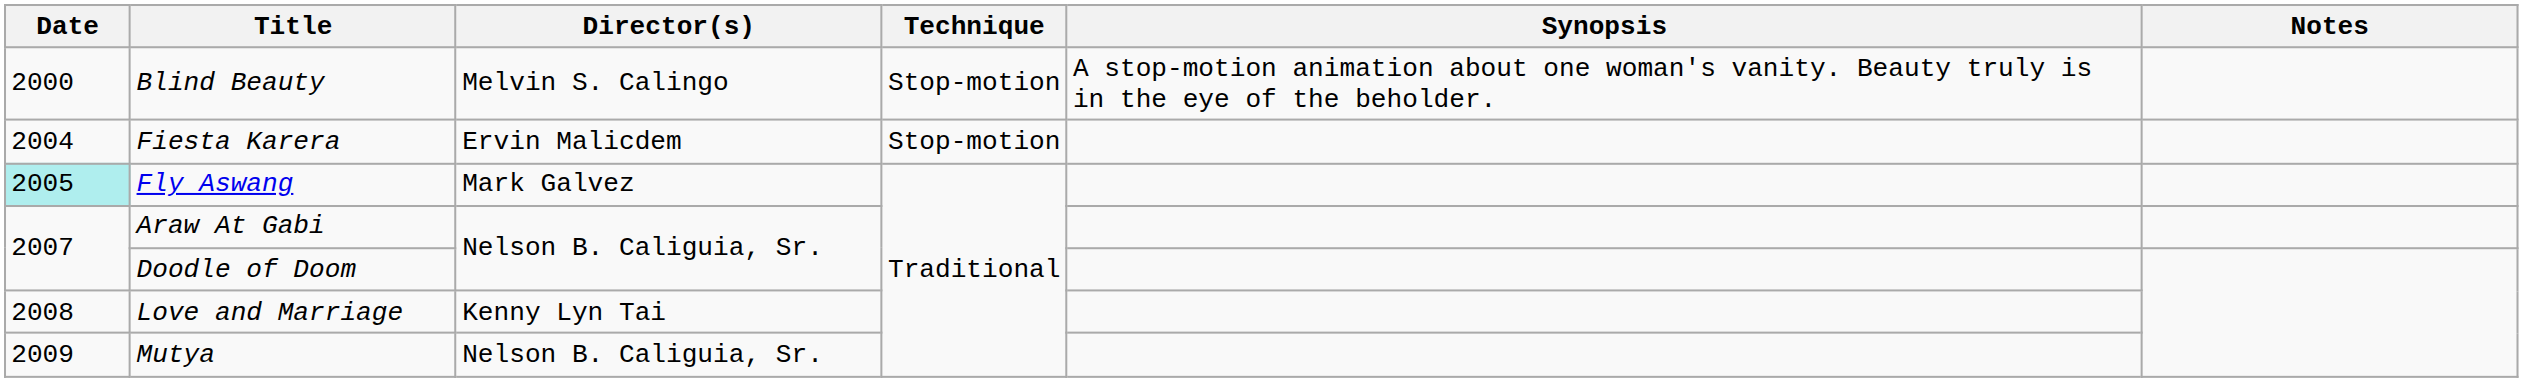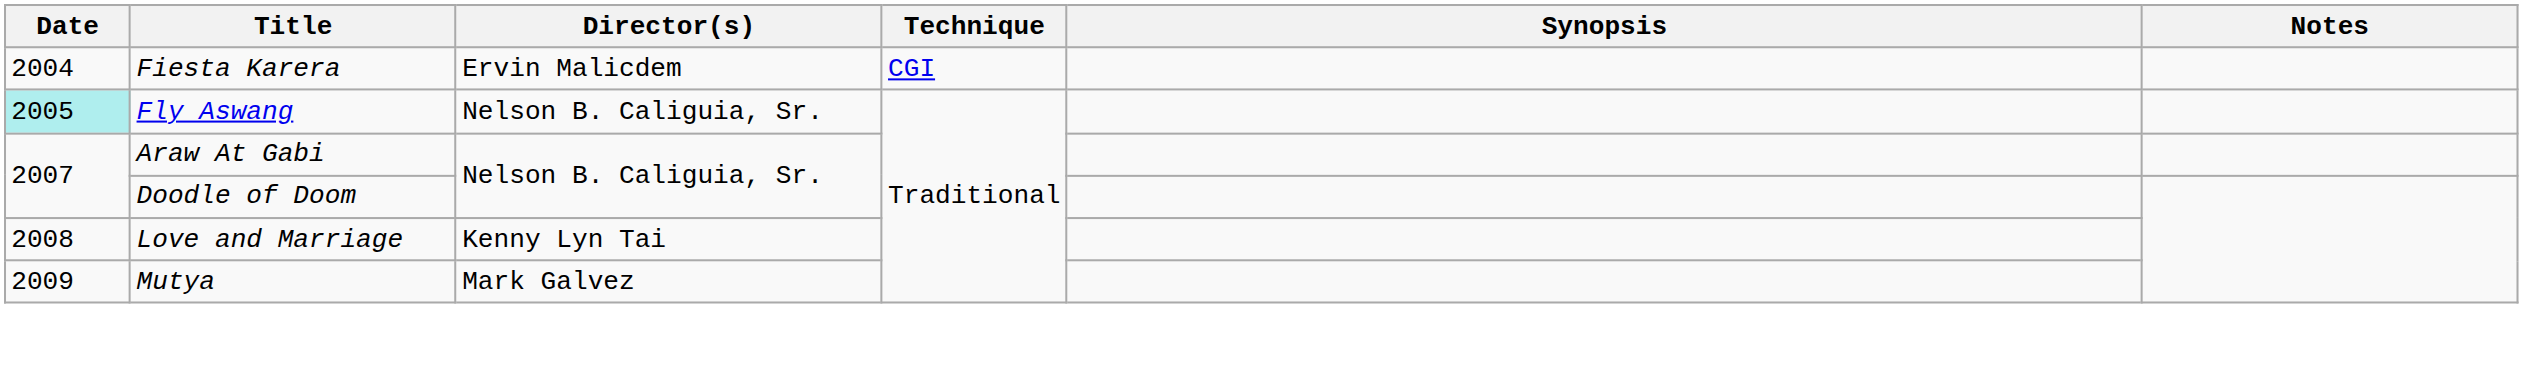- row: (231, 84)
(974, 142) Stop-motion -> (912, 69) CGI
(548, 184) Mark Galvez -> (643, 111) Nelson B. Caliguia, Sr.
(642, 355) Nelson B. Caliguia, Sr. -> (548, 282) Mark Galvez
